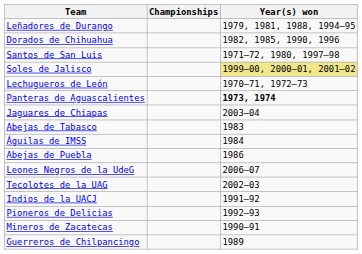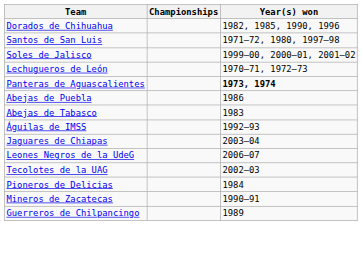- row: (60, 26)
(289, 69) khaki background -> (289, 55) no background
rows swapped: (57, 112) <-> (49, 156)
(233, 141) 1984 -> (241, 127) 1992–93
- row: (52, 199)
(241, 213) 1992–93 -> (233, 184) 1984
